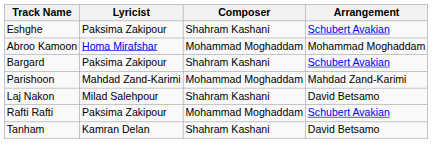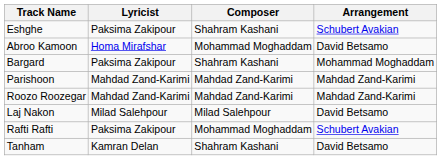(367, 46) Mohammad Moghaddam -> (352, 46) David Betsamo
(349, 63) Schubert Avakian -> (375, 63) Mohammad Moghaddam
(244, 79) Mohammad Moghaddam -> (244, 79) Mahdad Zand-Karimi
+ row: (46, 96)
(228, 96) Shahram Kashani -> (233, 113) Milad Salehpour
